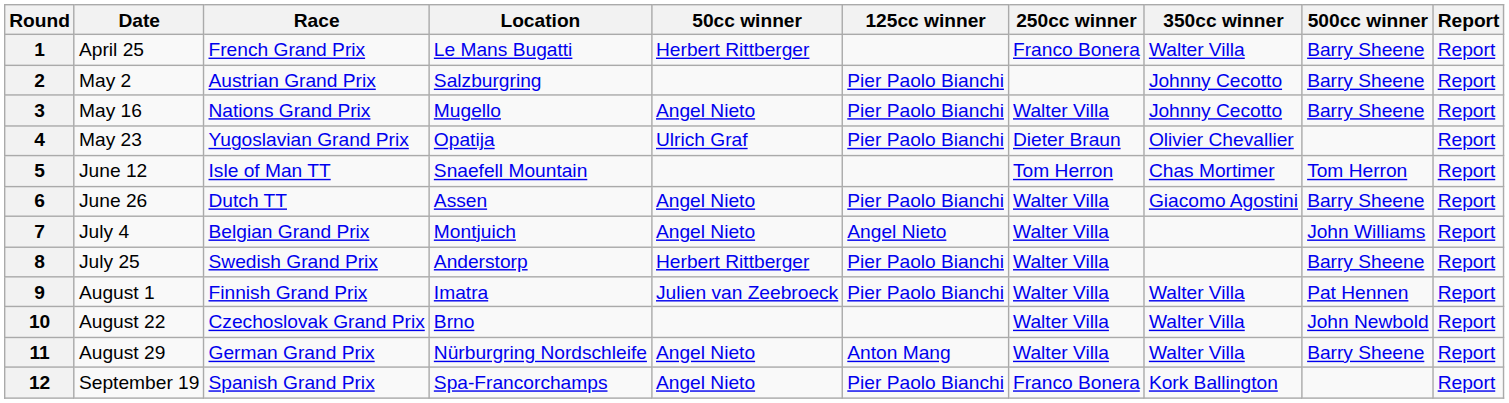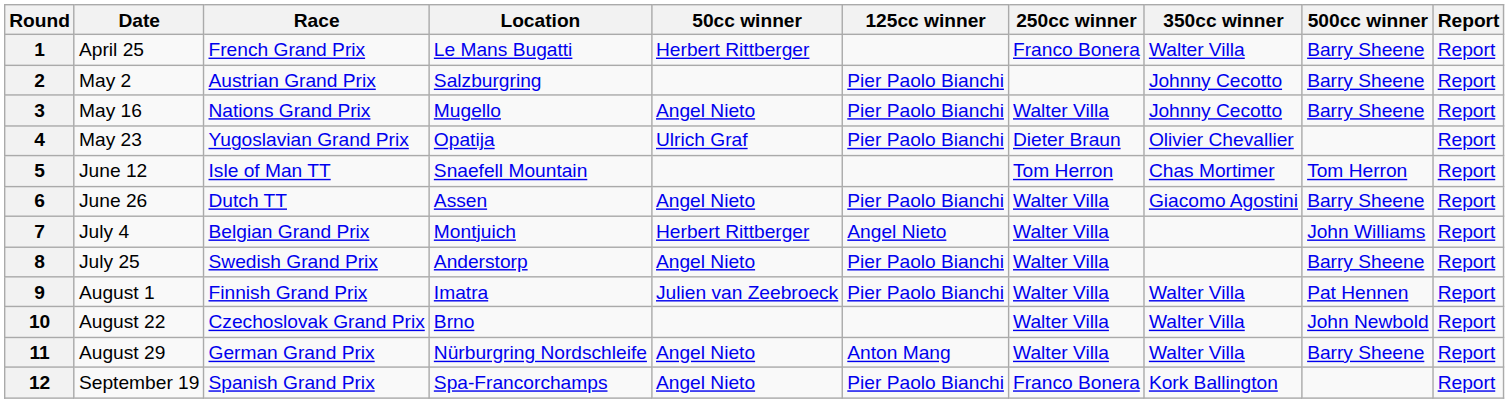(706, 231) Angel Nieto -> (733, 231) Herbert Rittberger
(733, 261) Herbert Rittberger -> (706, 261) Angel Nieto
